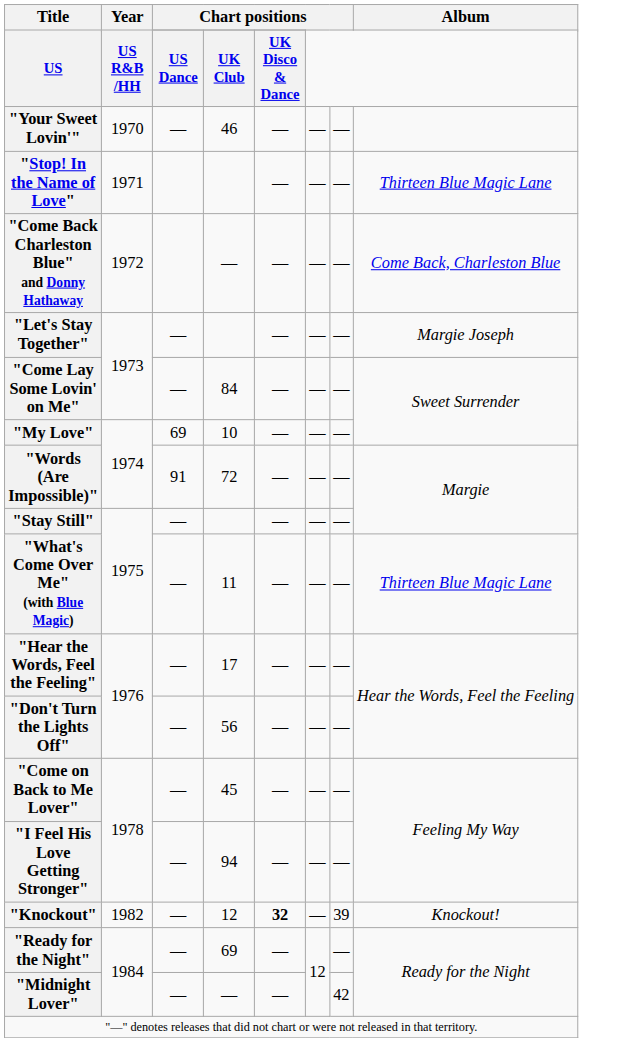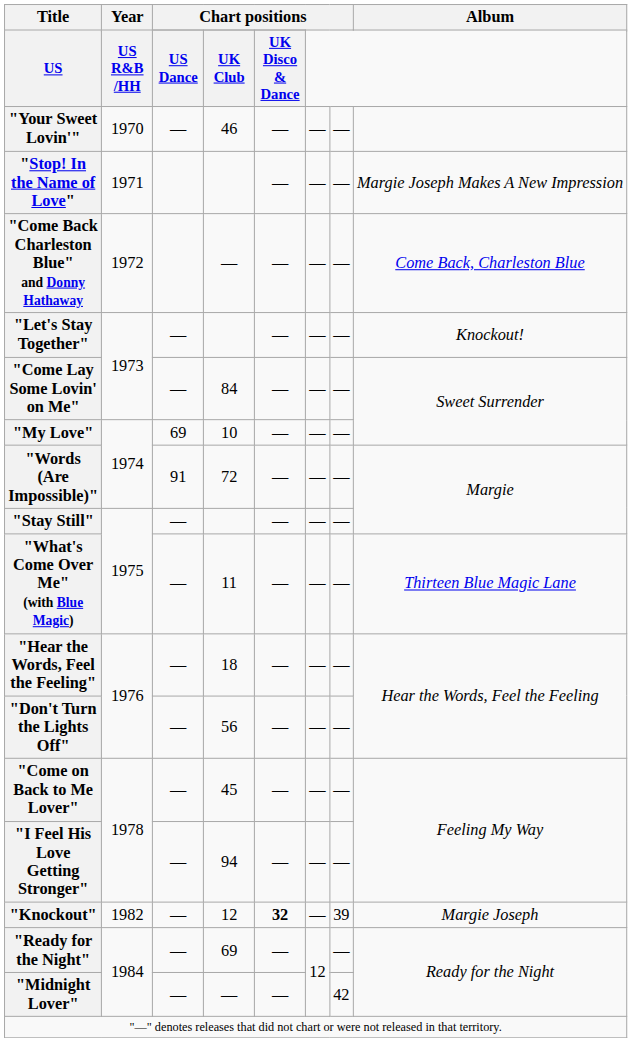(466, 182) Thirteen Blue Magic Lane -> (490, 182) Margie Joseph Makes A New Impression
(466, 334) Margie Joseph -> (490, 334) Knockout!
(229, 664) 17 -> (229, 664) 18
(466, 915) Knockout! -> (490, 915) Margie Joseph
